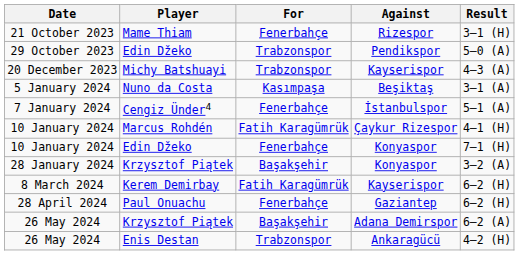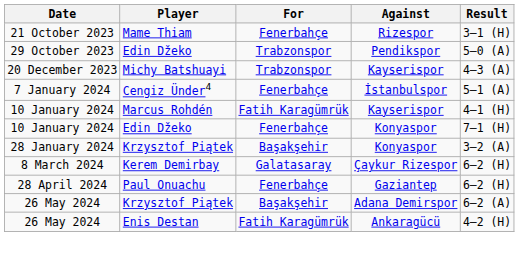- row: (62, 88)
(406, 129) Çaykur Rizespor -> (406, 110) Kayserispor
(294, 184) Fatih Karagümrük -> (294, 166) Galatasaray
(406, 184) Kayserispor -> (406, 166) Çaykur Rizespor
(294, 240) Trabzonspor -> (294, 222) Fatih Karagümrük
